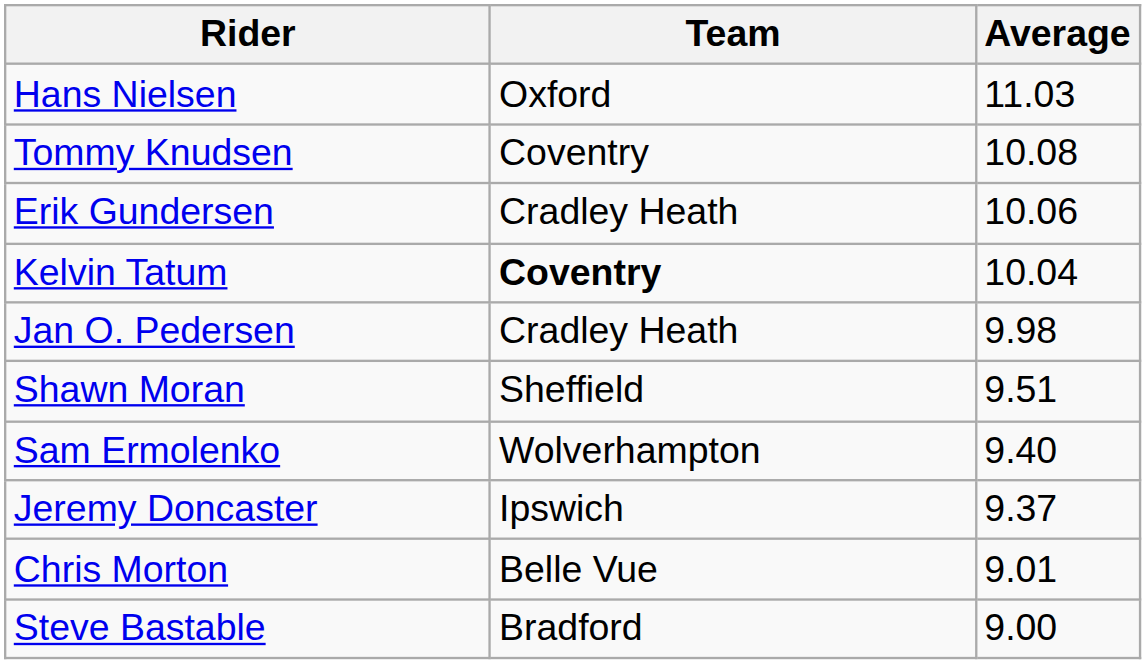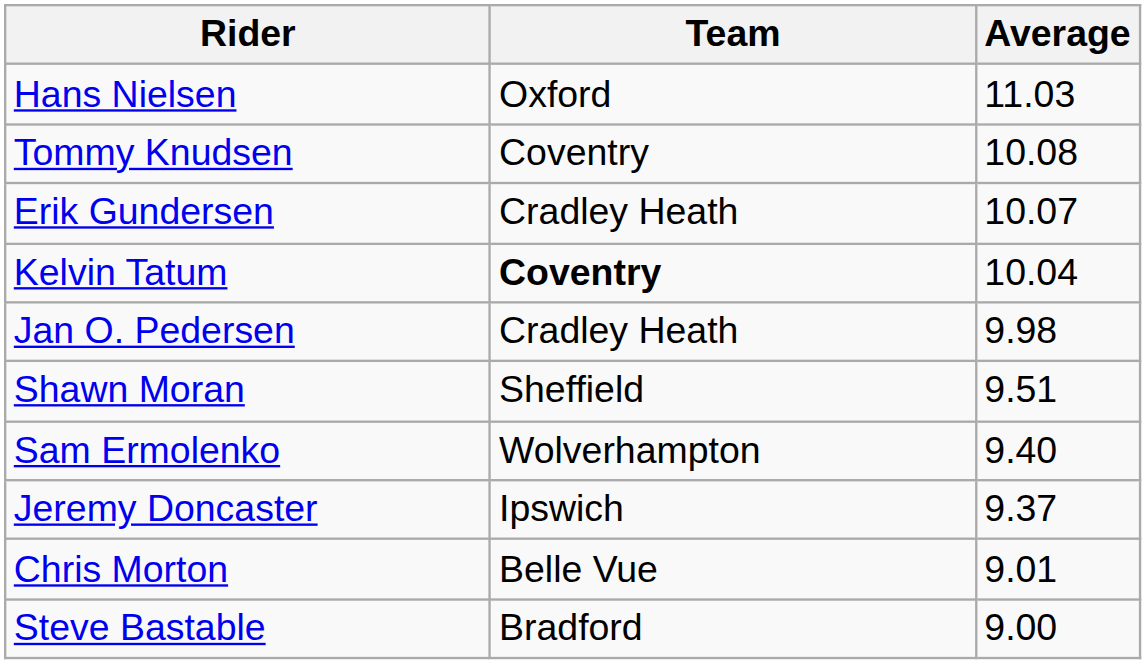(1031, 212) 10.06 -> (1031, 212) 10.07
